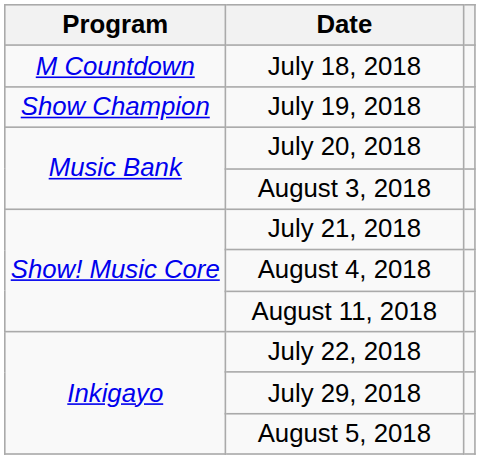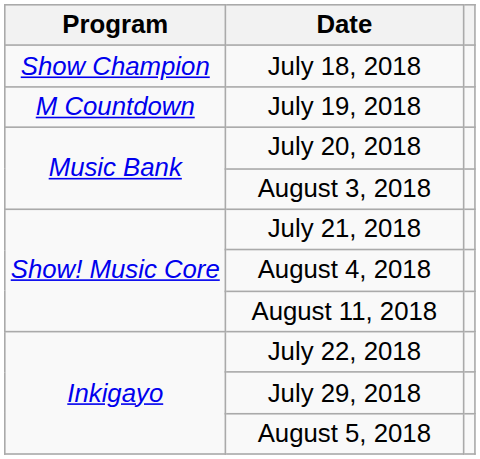(115, 65) M Countdown -> (115, 65) Show Champion
(115, 106) Show Champion -> (115, 106) M Countdown
